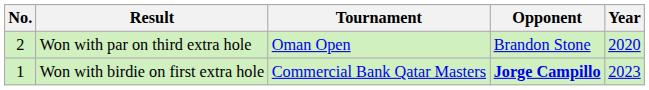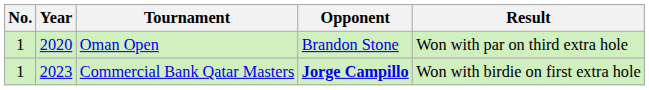columns swapped: (624, 18) <-> (152, 18)
(20, 44) 2 -> (20, 44) 1
